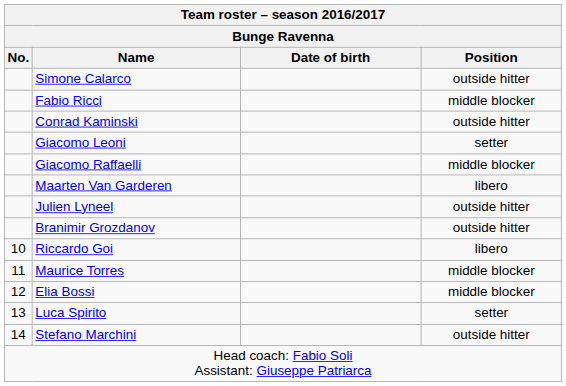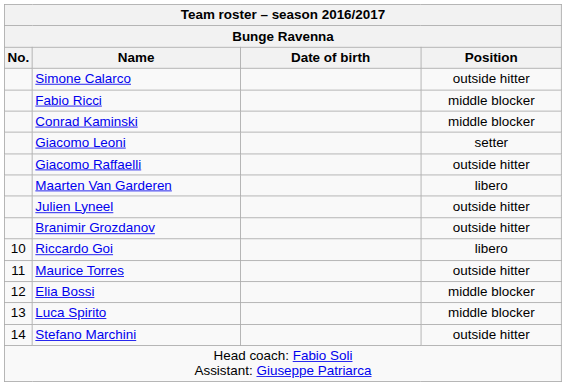(491, 121) outside hitter -> (491, 121) middle blocker
(491, 164) middle blocker -> (491, 164) outside hitter
(491, 270) middle blocker -> (491, 270) outside hitter
(491, 313) setter -> (491, 313) middle blocker
